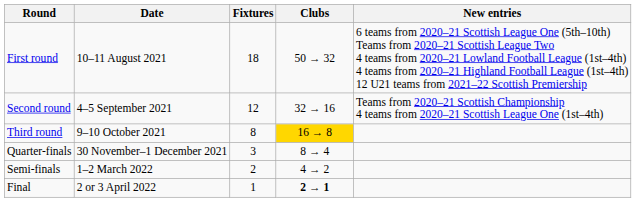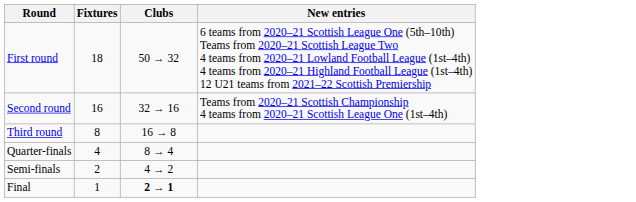- column: (152, 13)
(253, 108) 12 -> (97, 108) 16
(315, 133) gold background -> (159, 133) no background
(253, 151) 3 -> (97, 151) 4
